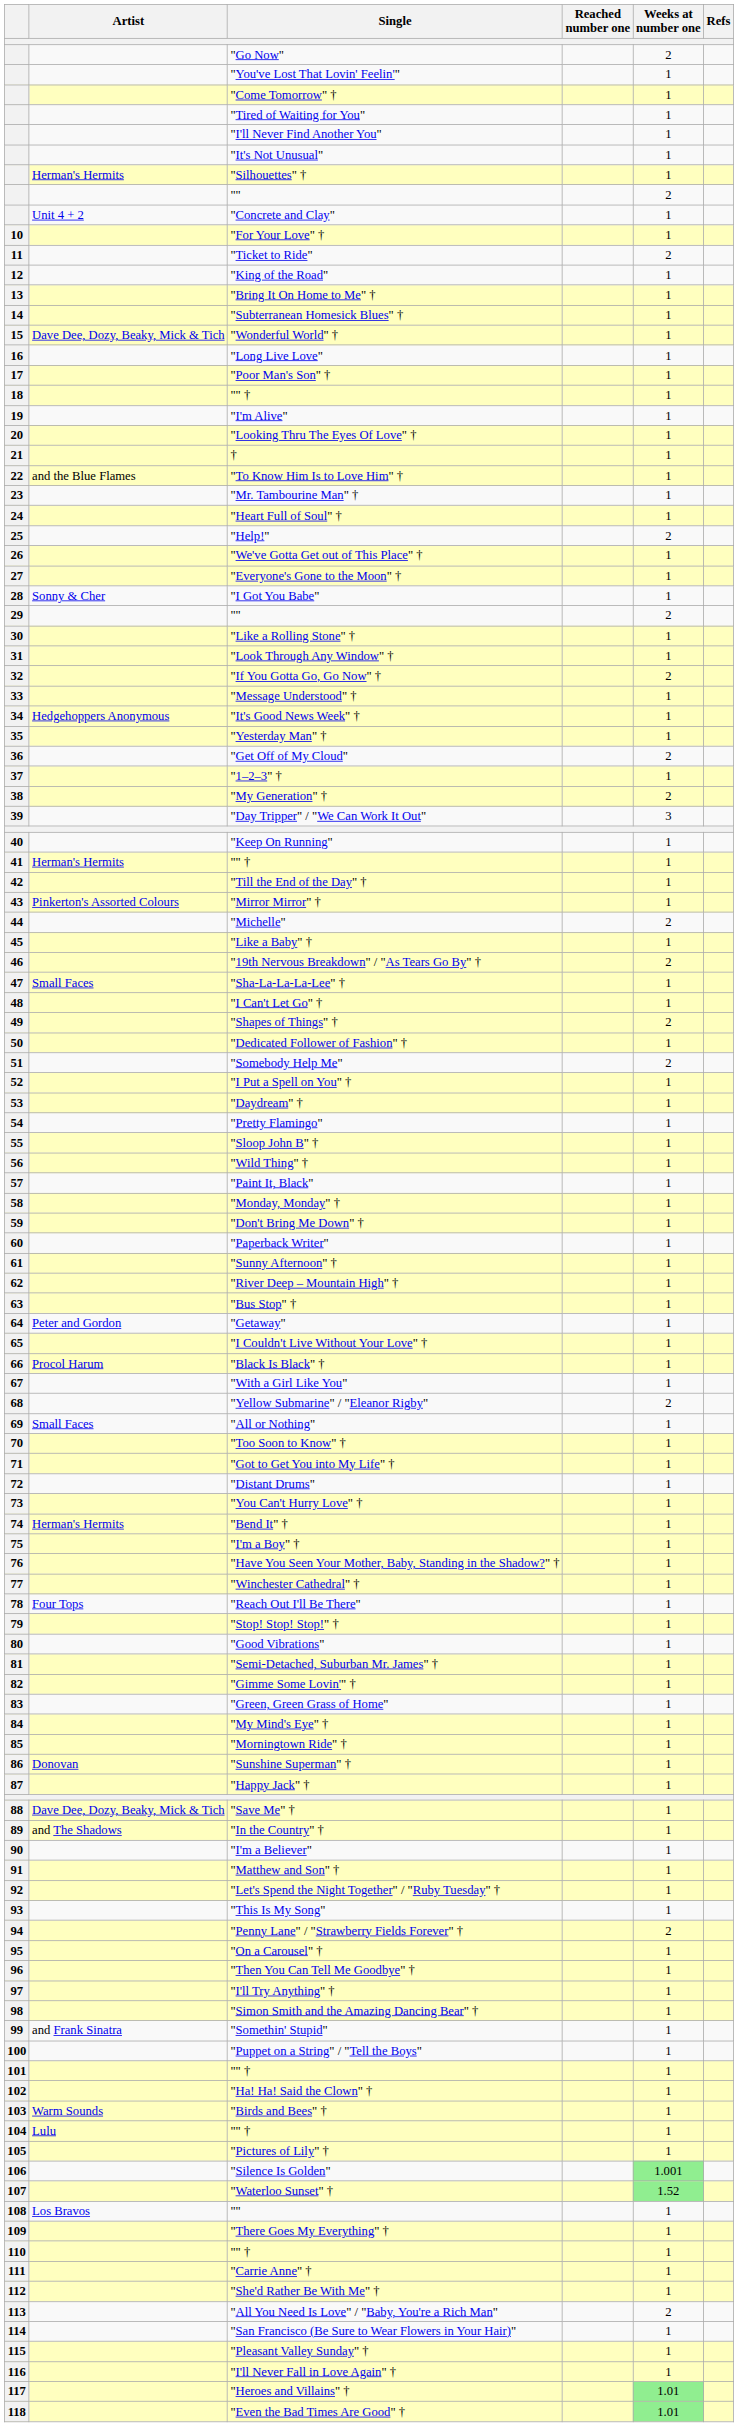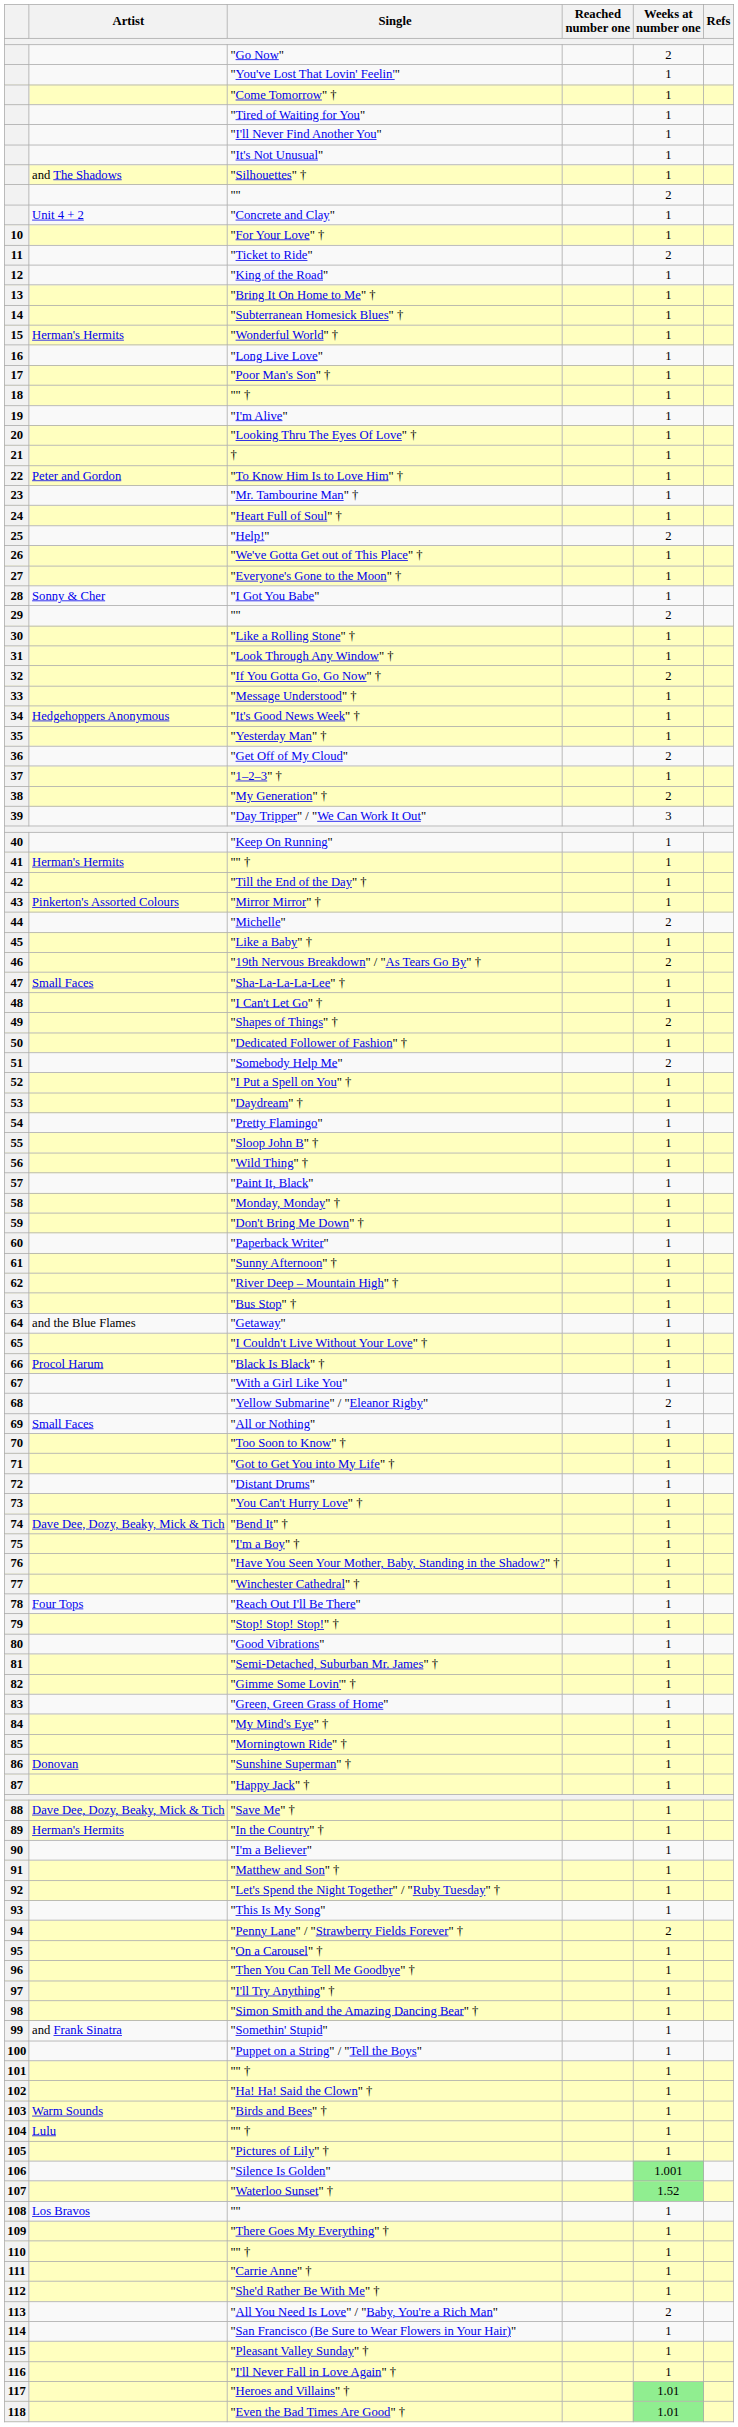(78, 174) Herman's Hermits -> (77, 174) and The Shadows
(128, 335) Dave Dee, Dozy, Beaky, Mick & Tich -> (78, 335) Herman's Hermits
(84, 475) and the Blue Flames -> (77, 475) Peter and Gordon
(77, 1323) Peter and Gordon -> (84, 1323) and the Blue Flames
(78, 1523) Herman's Hermits -> (128, 1523) Dave Dee, Dozy, Beaky, Mick & Tich
(77, 1830) and The Shadows -> (78, 1830) Herman's Hermits
